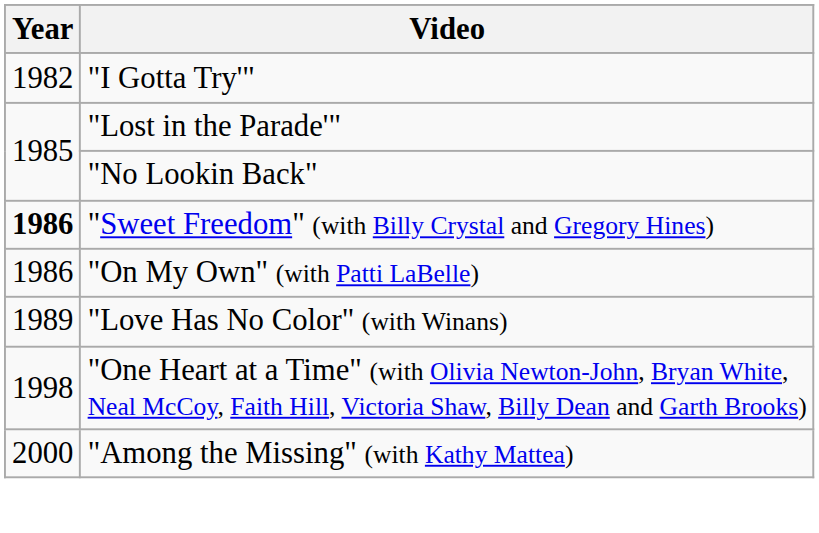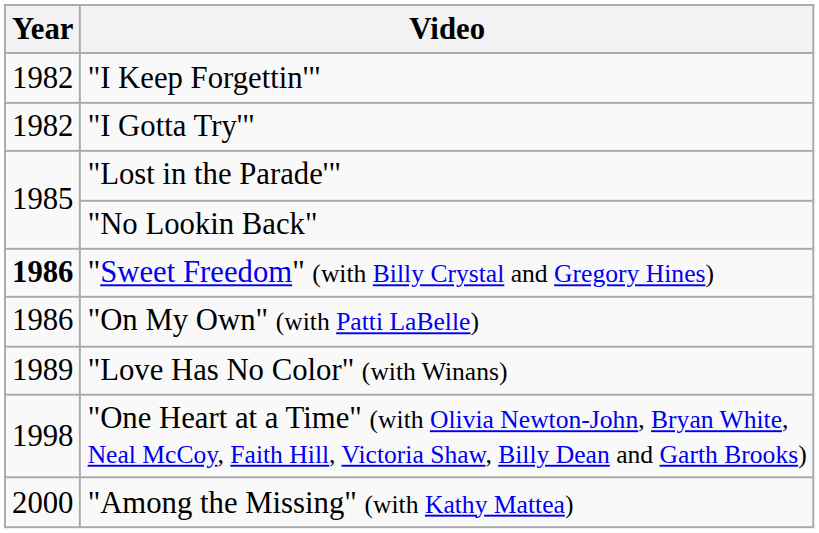+ row: (204, 77)
